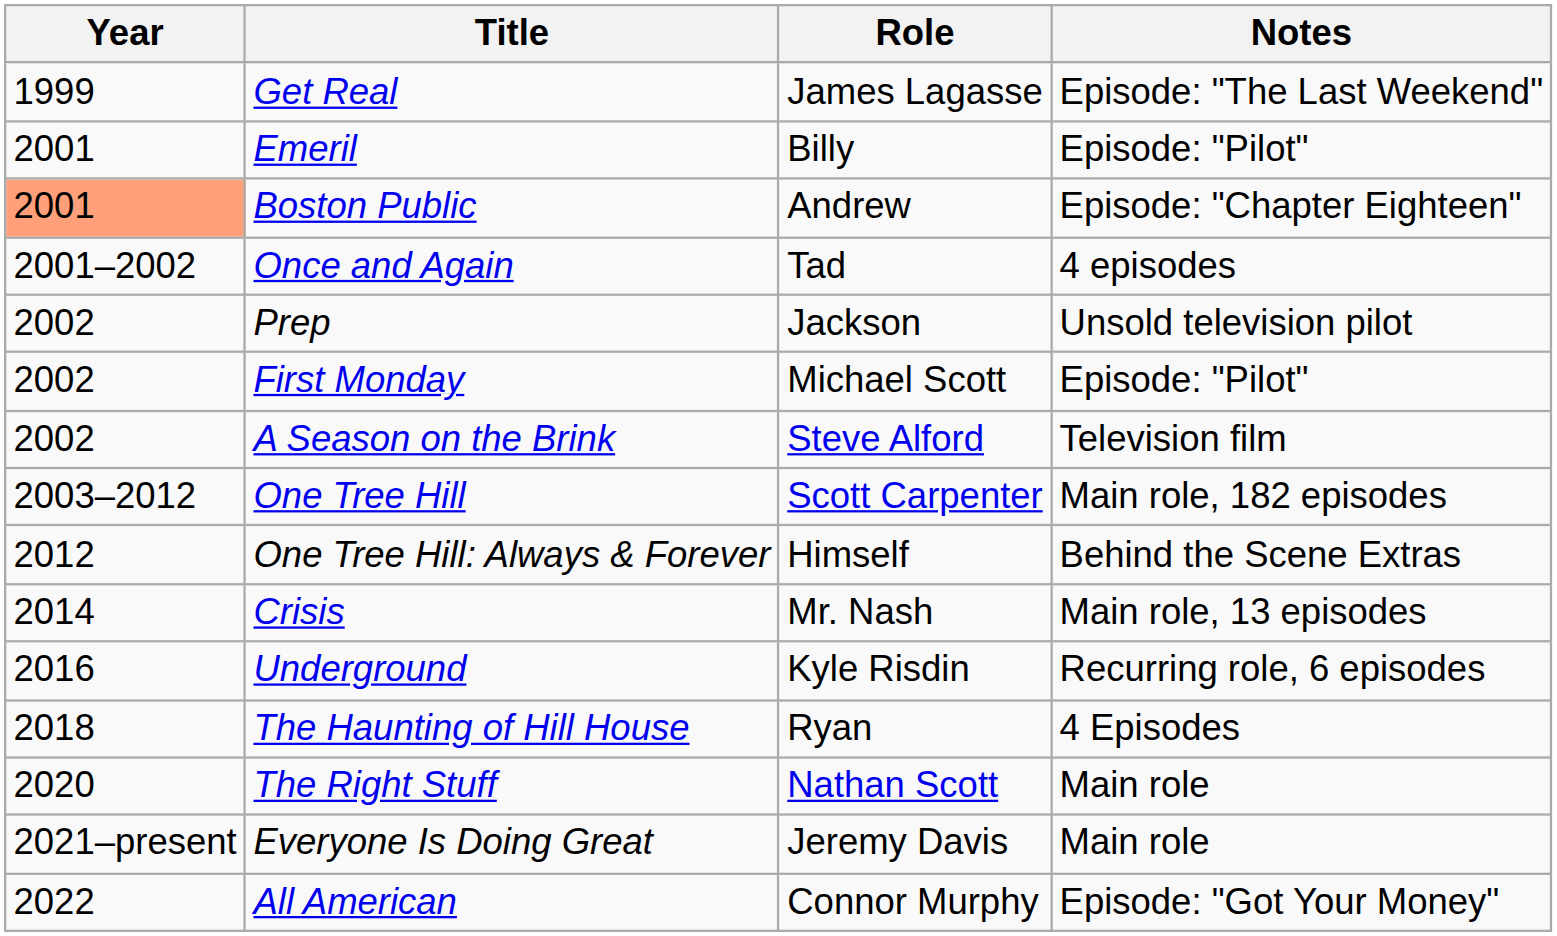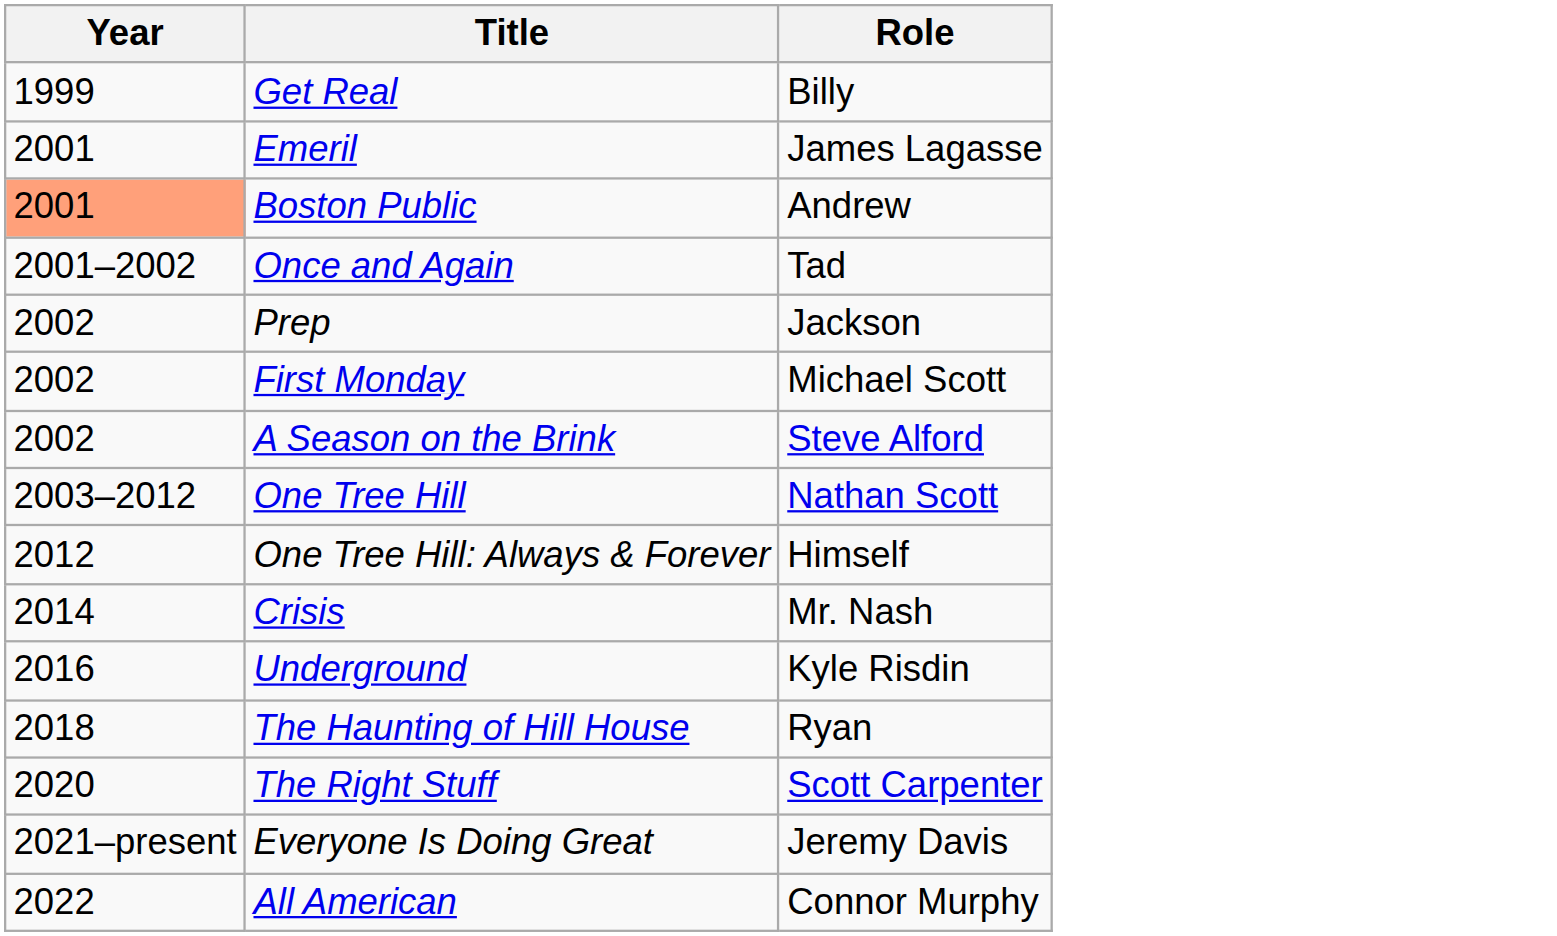- column: (1301, 33)
(915, 91) James Lagasse -> (821, 91) Billy
(821, 149) Billy -> (915, 149) James Lagasse
(915, 496) Scott Carpenter -> (893, 496) Nathan Scott
(893, 785) Nathan Scott -> (915, 785) Scott Carpenter
